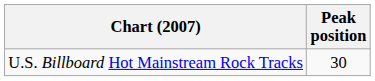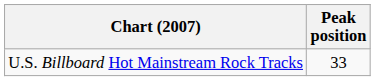(339, 62) 30 -> (339, 62) 33
